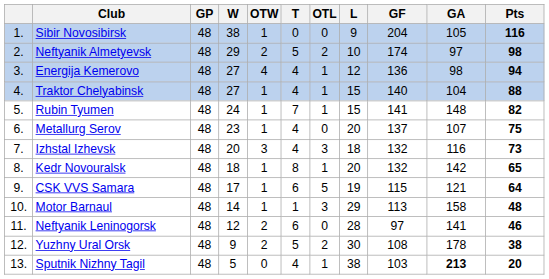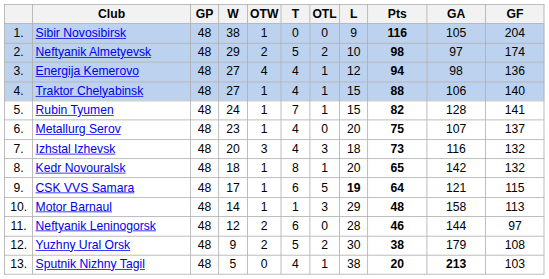columns swapped: (397, 14) <-> (515, 14)
(456, 91) 104 -> (456, 91) 106
(456, 110) 148 -> (456, 110) 128
(354, 187) normal -> (354, 187) bold
(456, 226) 141 -> (456, 226) 144
(456, 245) 178 -> (456, 245) 179
